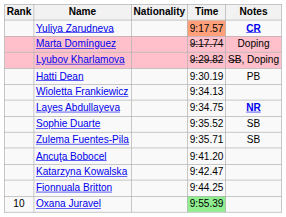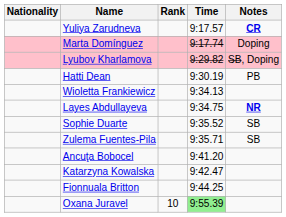columns swapped: (19, 12) <-> (159, 12)
(207, 28) lightsalmon background -> (207, 28) no background
